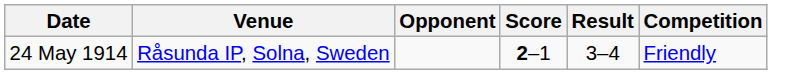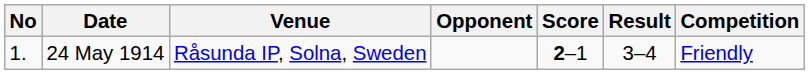+ column: (23, 20)
